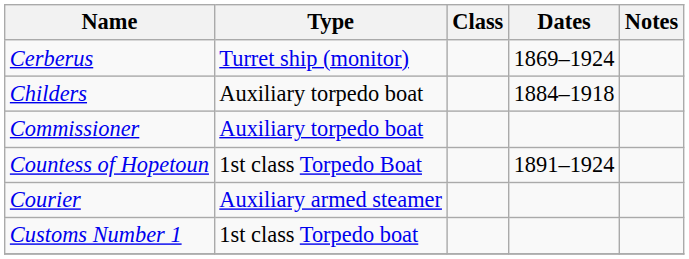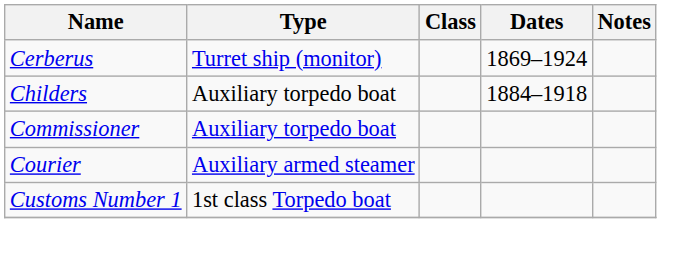- row: (109, 164)
